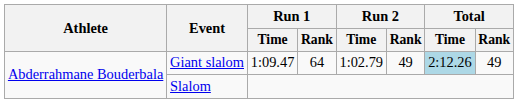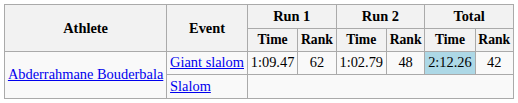(317, 62) 64 -> (317, 62) 62
(406, 62) 49 -> (406, 62) 48
(494, 62) 49 -> (494, 62) 42
